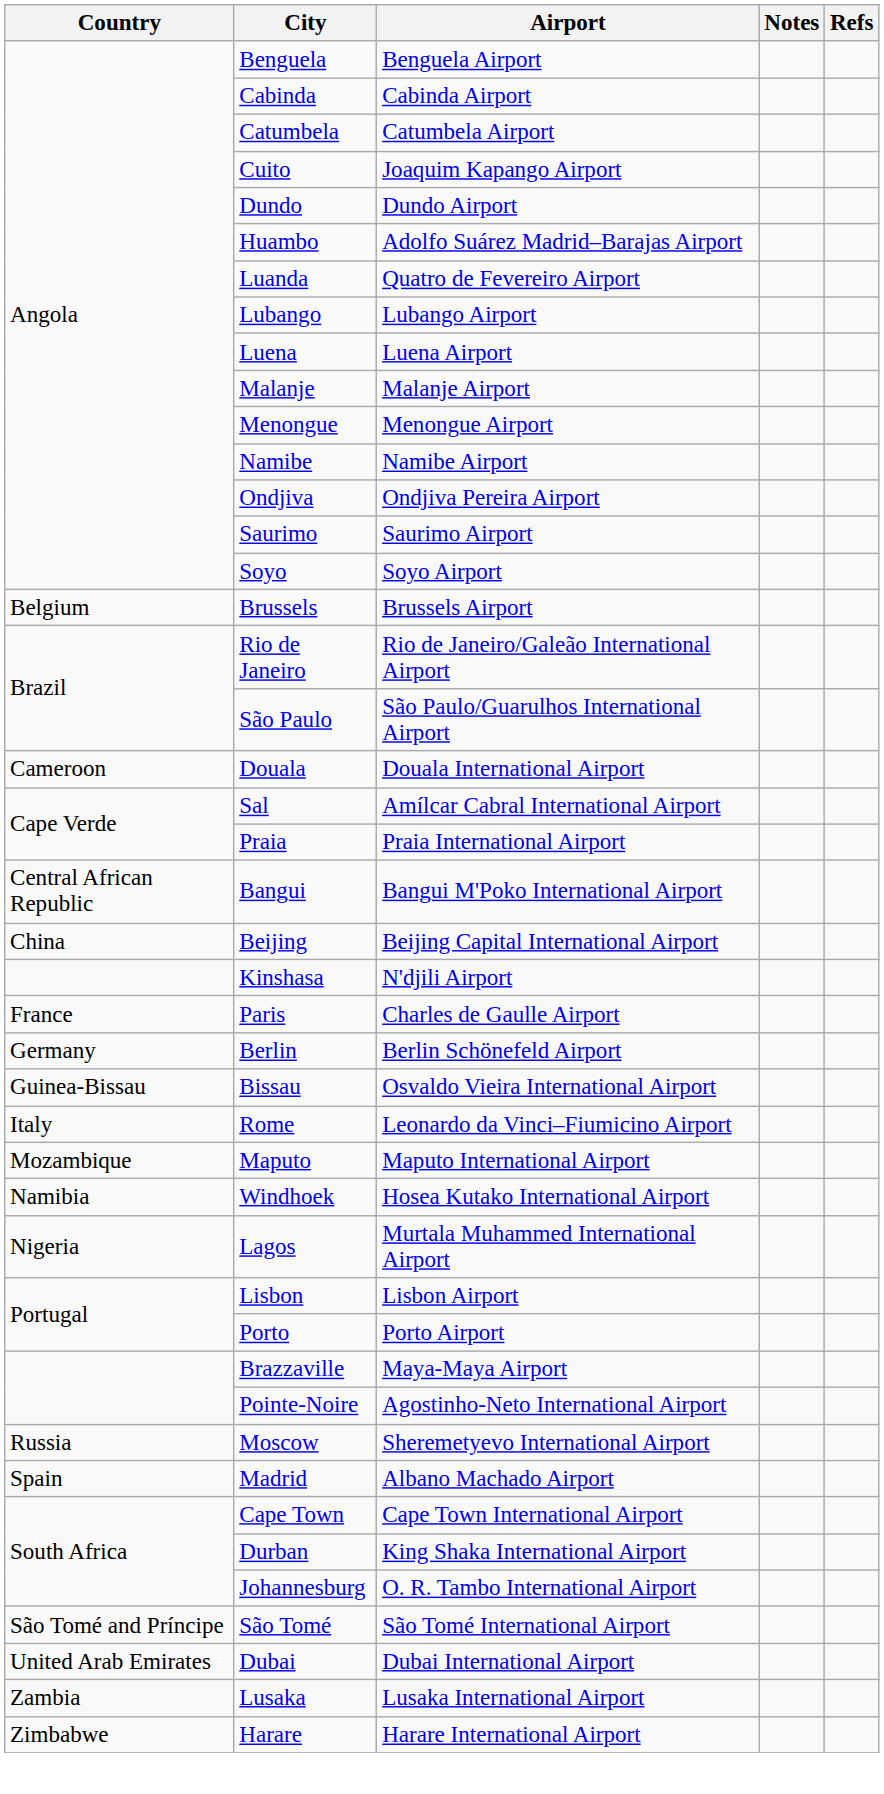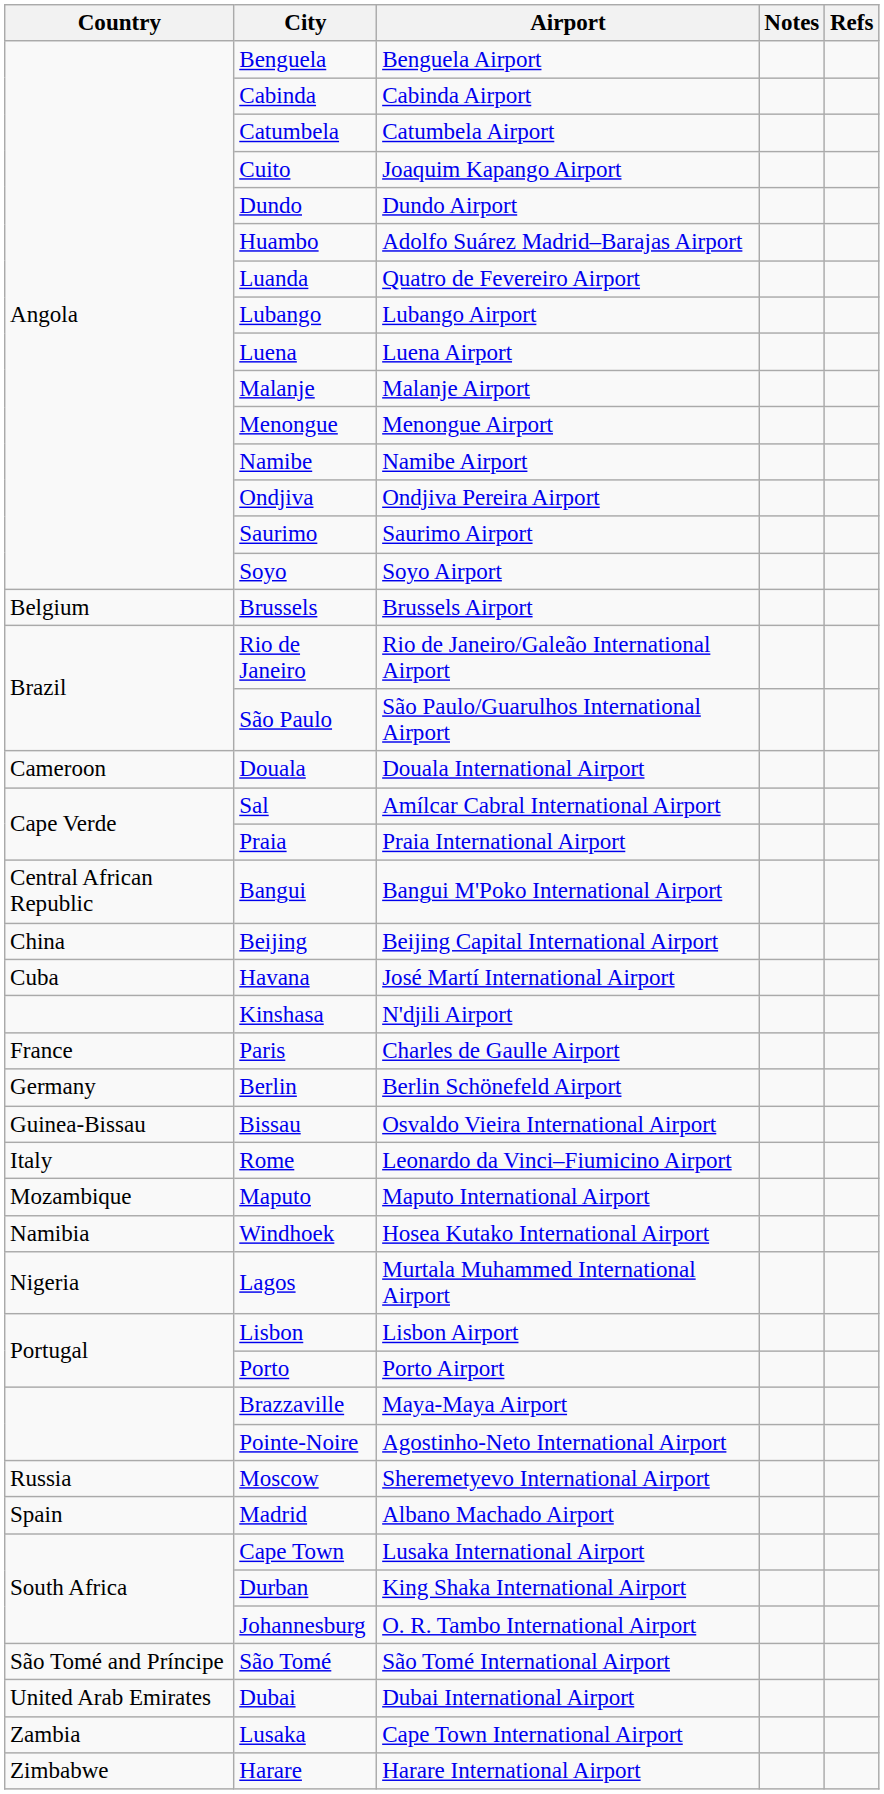+ row: (274, 977)
(532, 1514) Cape Town International Airport -> (513, 1551) Lusaka International Airport
(513, 1697) Lusaka International Airport -> (532, 1734) Cape Town International Airport
